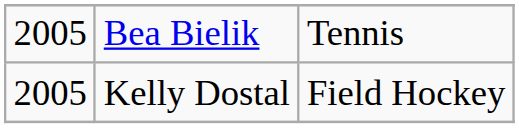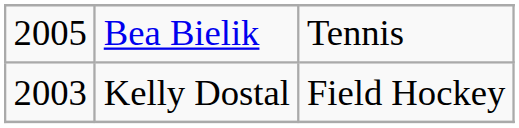(50, 91) 2005 -> (50, 91) 2003
